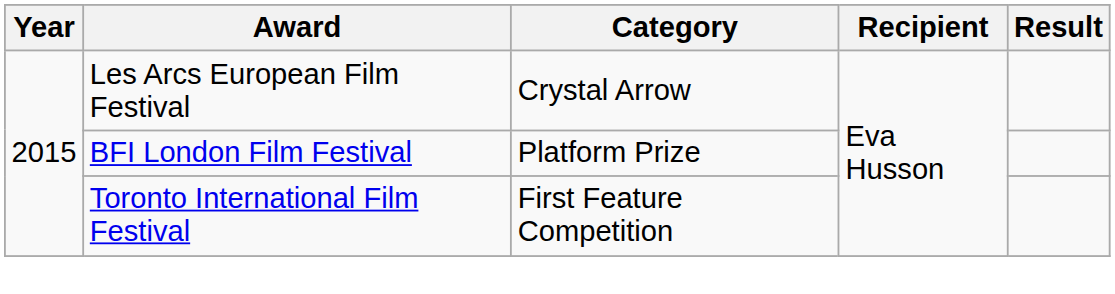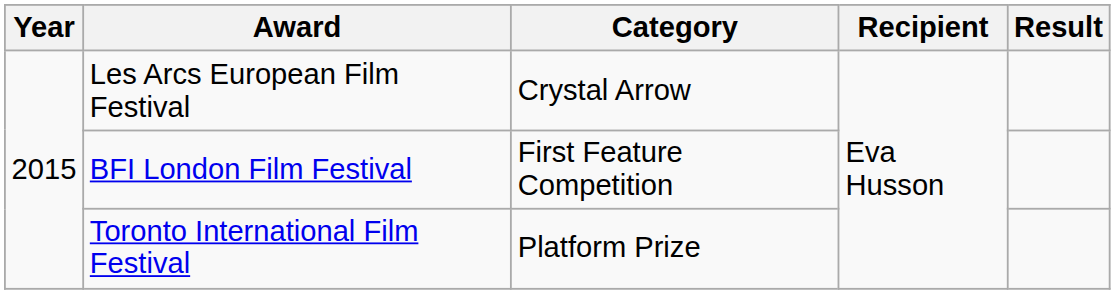(609, 152) Platform Prize -> (600, 169) First Feature Competition
(600, 215) First Feature Competition -> (609, 248) Platform Prize
